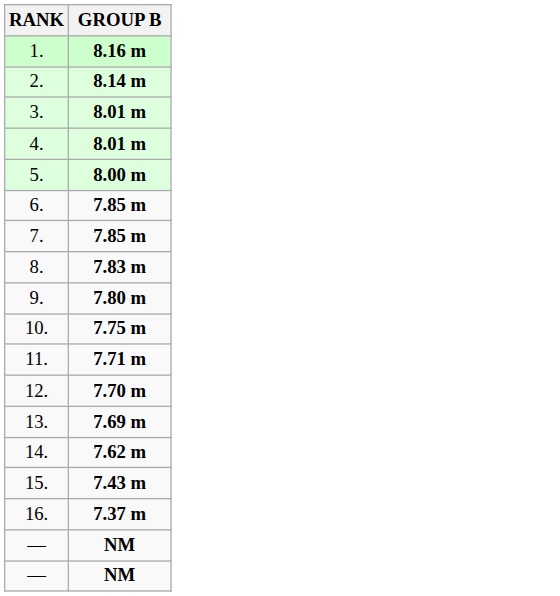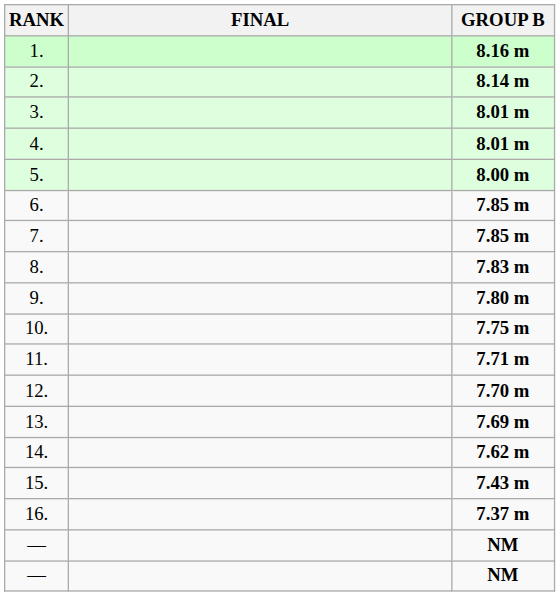+ column: (260, 20)
